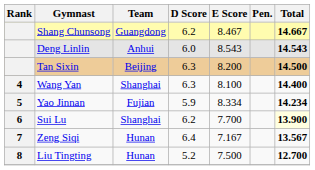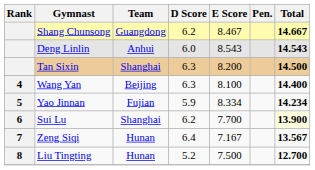(141, 66) Beijing -> (141, 66) Shanghai
(141, 84) Shanghai -> (141, 84) Beijing
